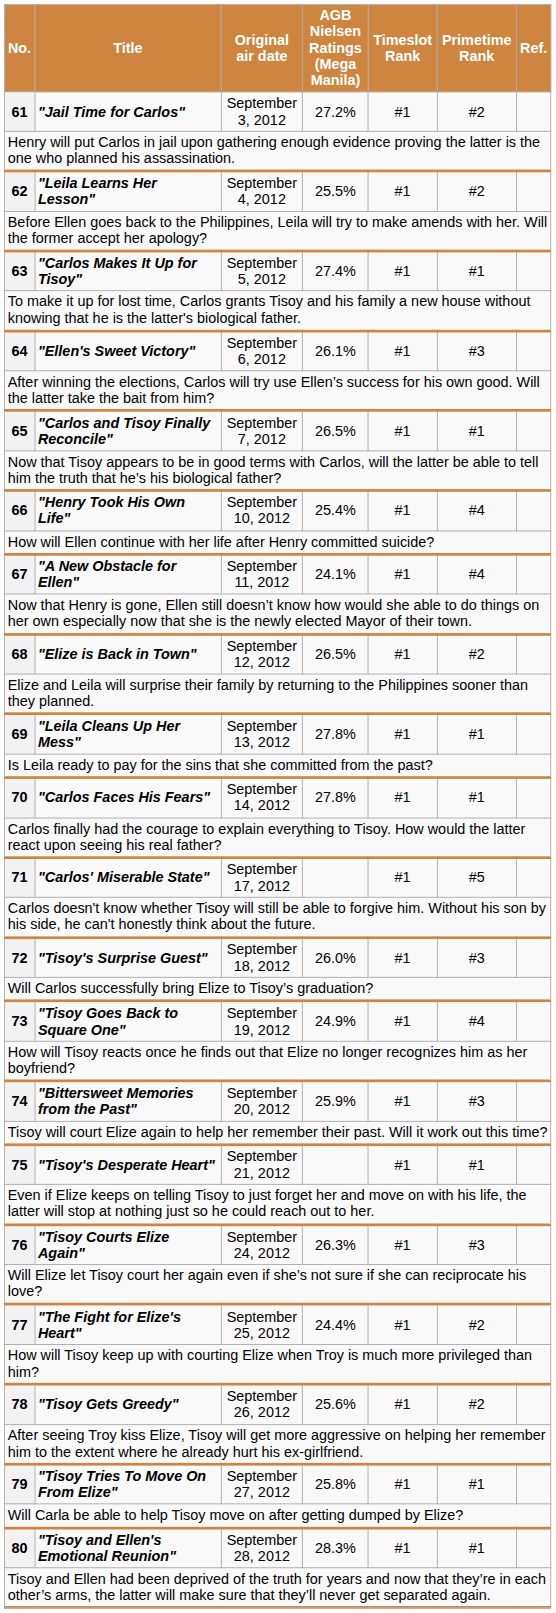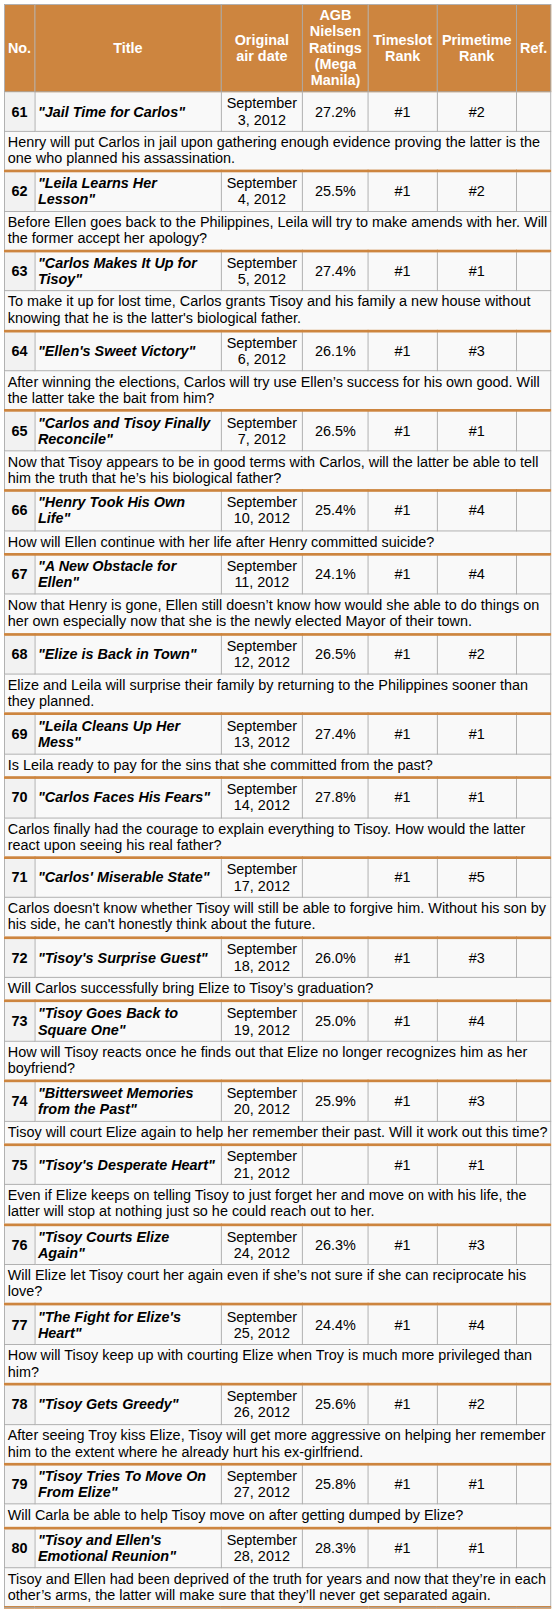(335, 734) 27.8% -> (335, 734) 27.4%
(335, 1021) 24.9% -> (335, 1021) 25.0%
(477, 1324) #2 -> (477, 1324) #4
